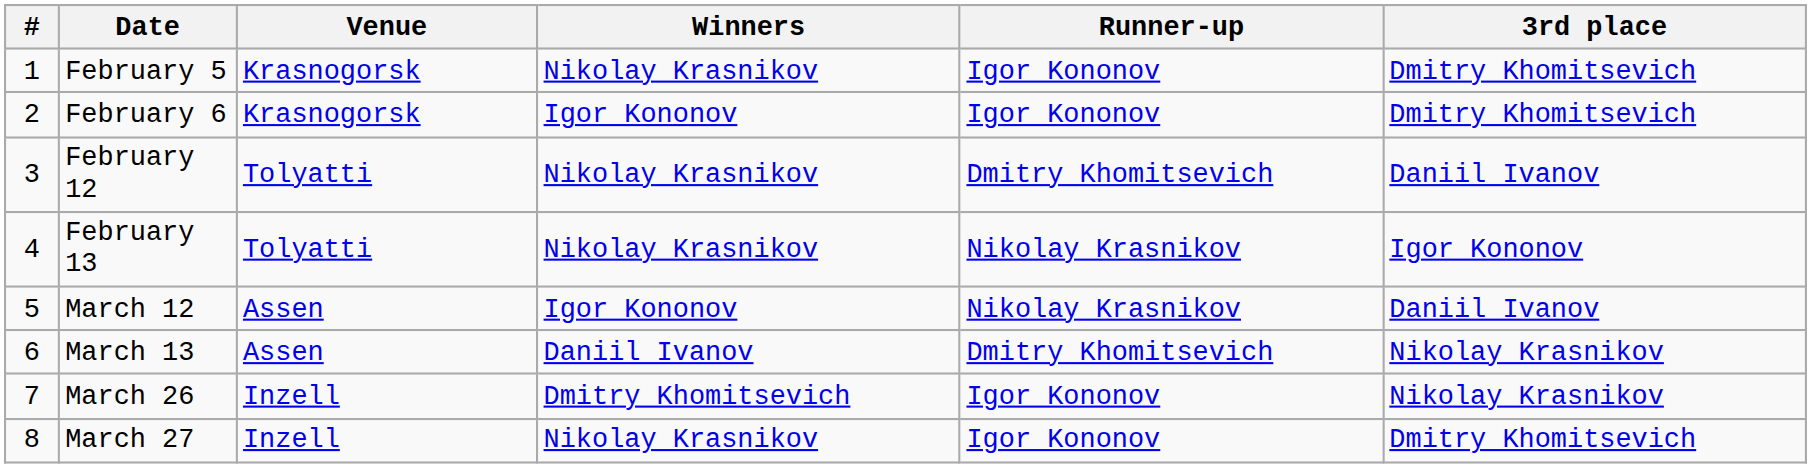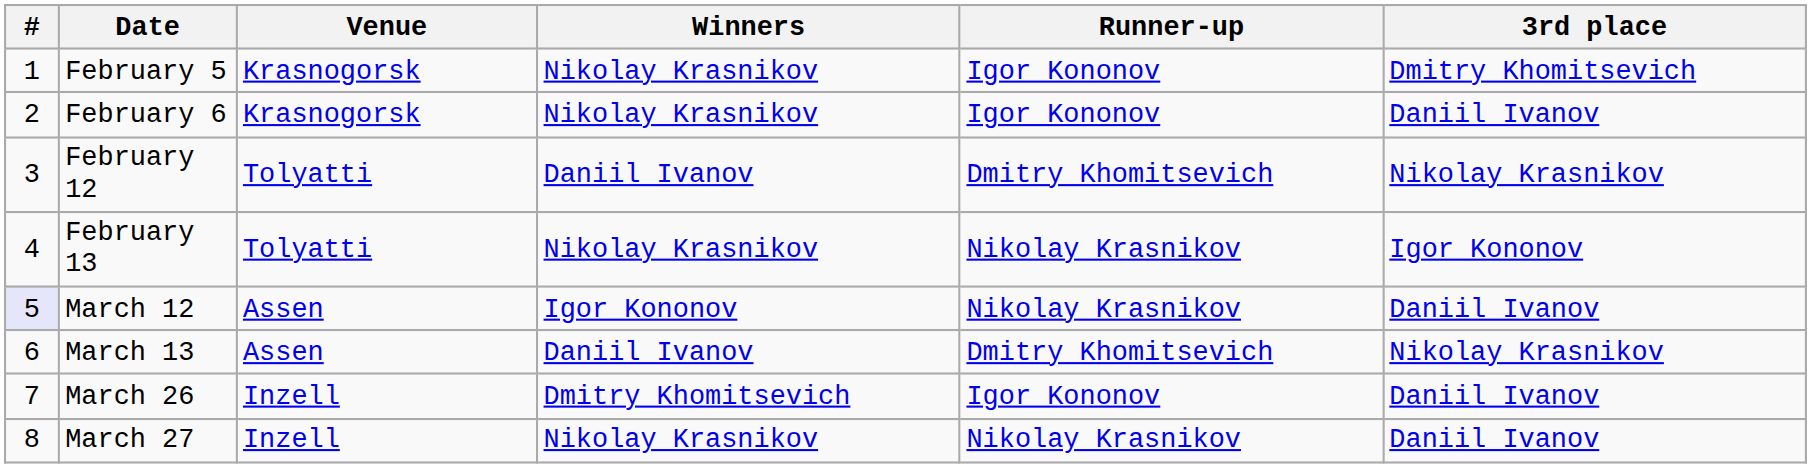(640, 115) Igor Kononov -> (681, 115) Nikolay Krasnikov
(1543, 115) Dmitry Khomitsevich -> (1494, 115) Daniil Ivanov
(681, 174) Nikolay Krasnikov -> (649, 174) Daniil Ivanov
(1494, 174) Daniil Ivanov -> (1527, 174) Nikolay Krasnikov
(32, 308) no background -> (32, 308) lavender background
(1527, 396) Nikolay Krasnikov -> (1494, 396) Daniil Ivanov
(1063, 440) Igor Kononov -> (1104, 440) Nikolay Krasnikov
(1543, 440) Dmitry Khomitsevich -> (1494, 440) Daniil Ivanov
